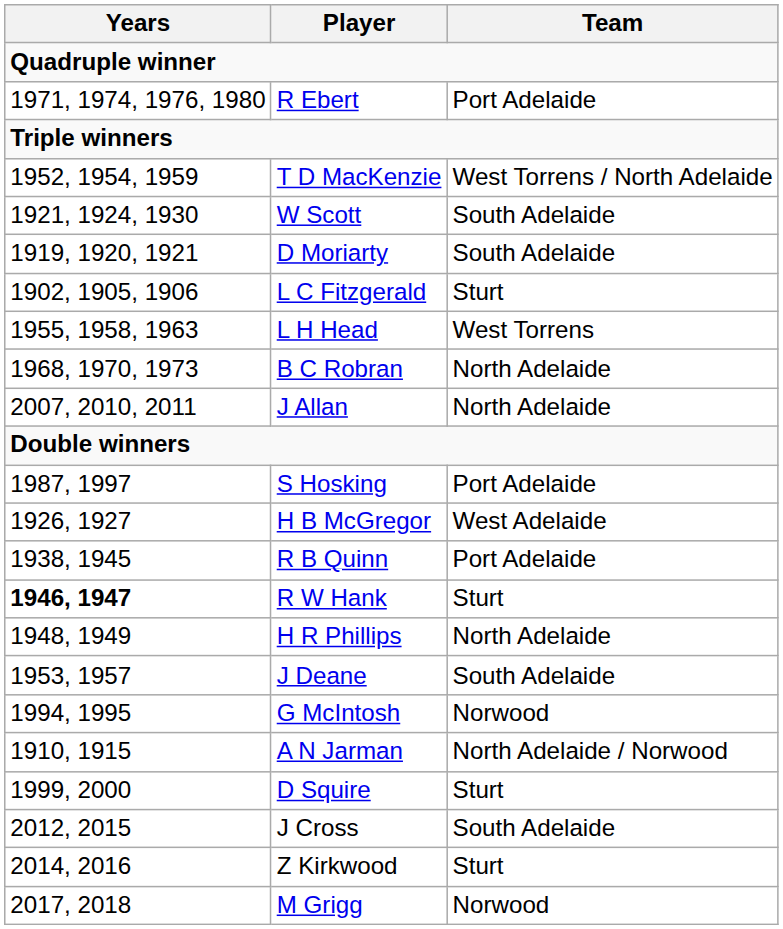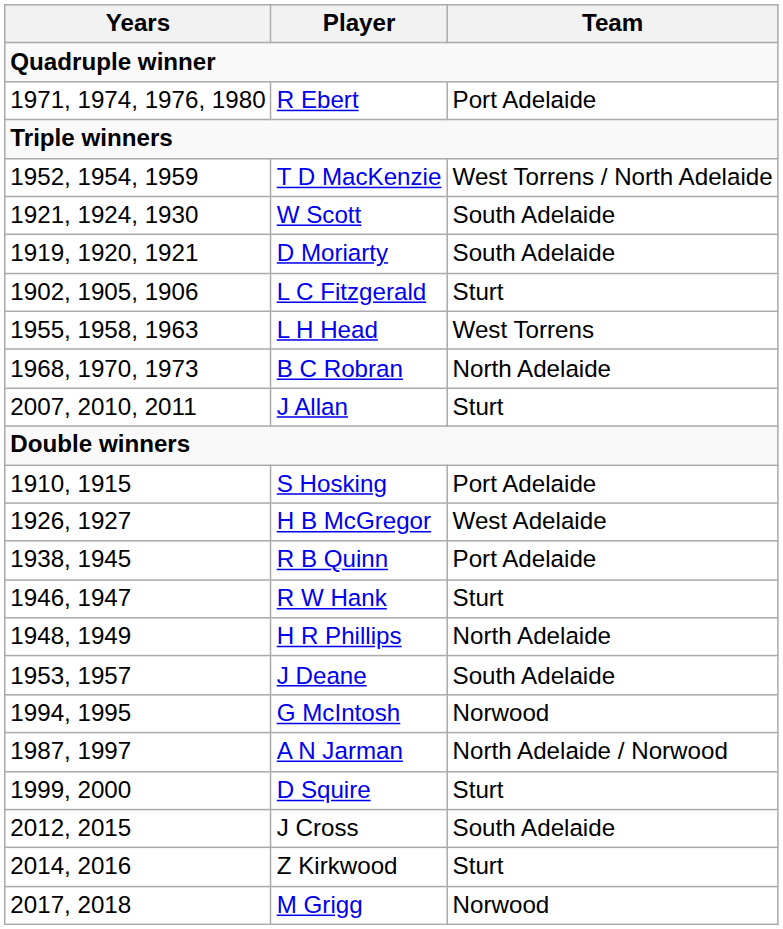(532, 406) North Adelaide -> (478, 406) Sturt
(71, 483) 1987, 1997 -> (71, 483) 1910, 1915
(71, 598) bold -> (71, 598) normal
(71, 751) 1910, 1915 -> (71, 751) 1987, 1997
